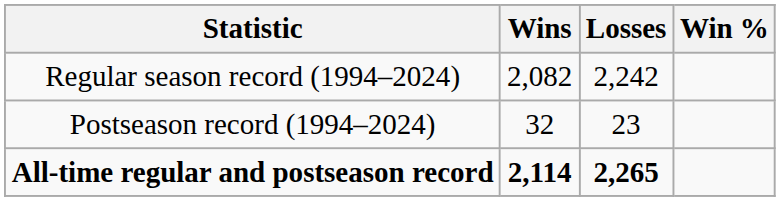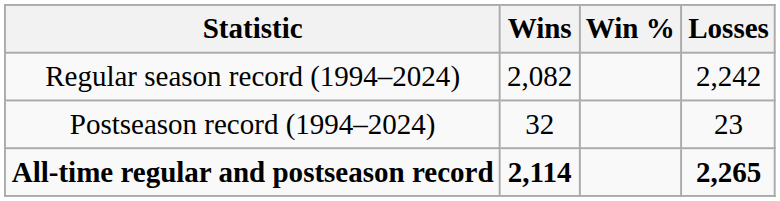columns swapped: (626, 28) <-> (724, 28)
